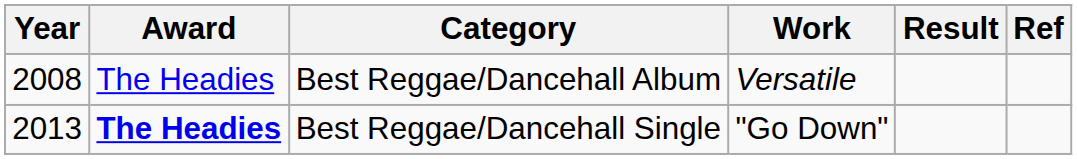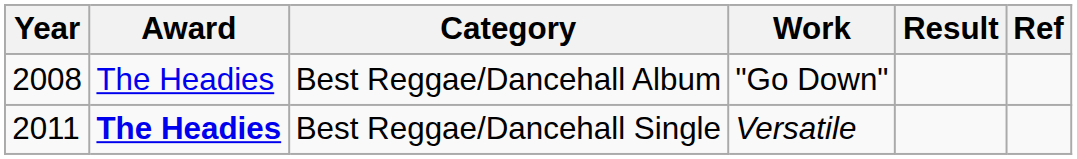(796, 79) Versatile -> (812, 79) "Go Down"
(47, 128) 2013 -> (46, 128) 2011
(812, 128) "Go Down" -> (796, 128) Versatile
